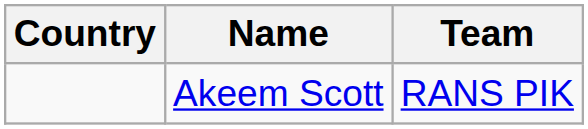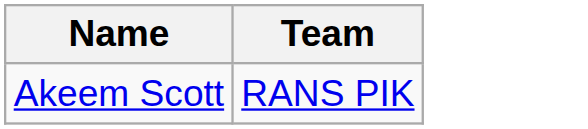- column: (85, 33)
